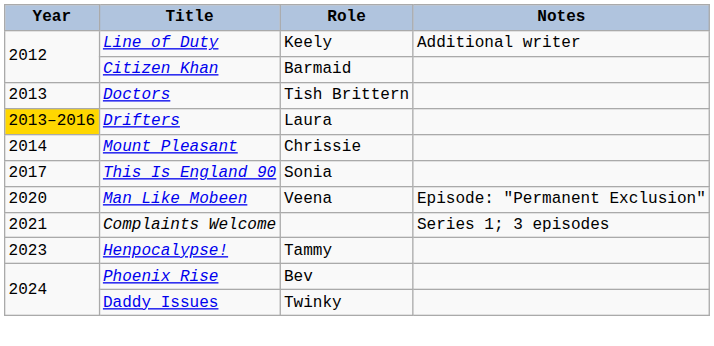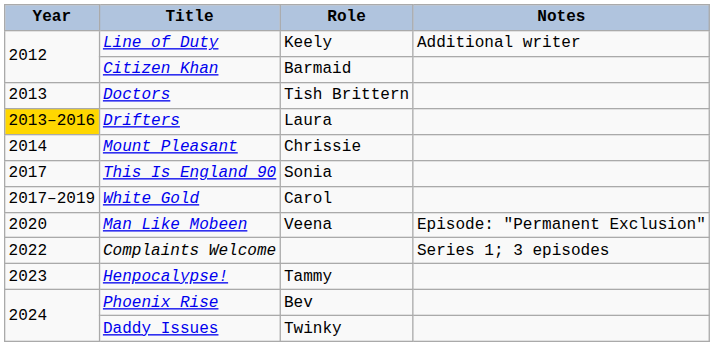+ row: (151, 199)
(28, 225) 2021 -> (28, 251) 2022
